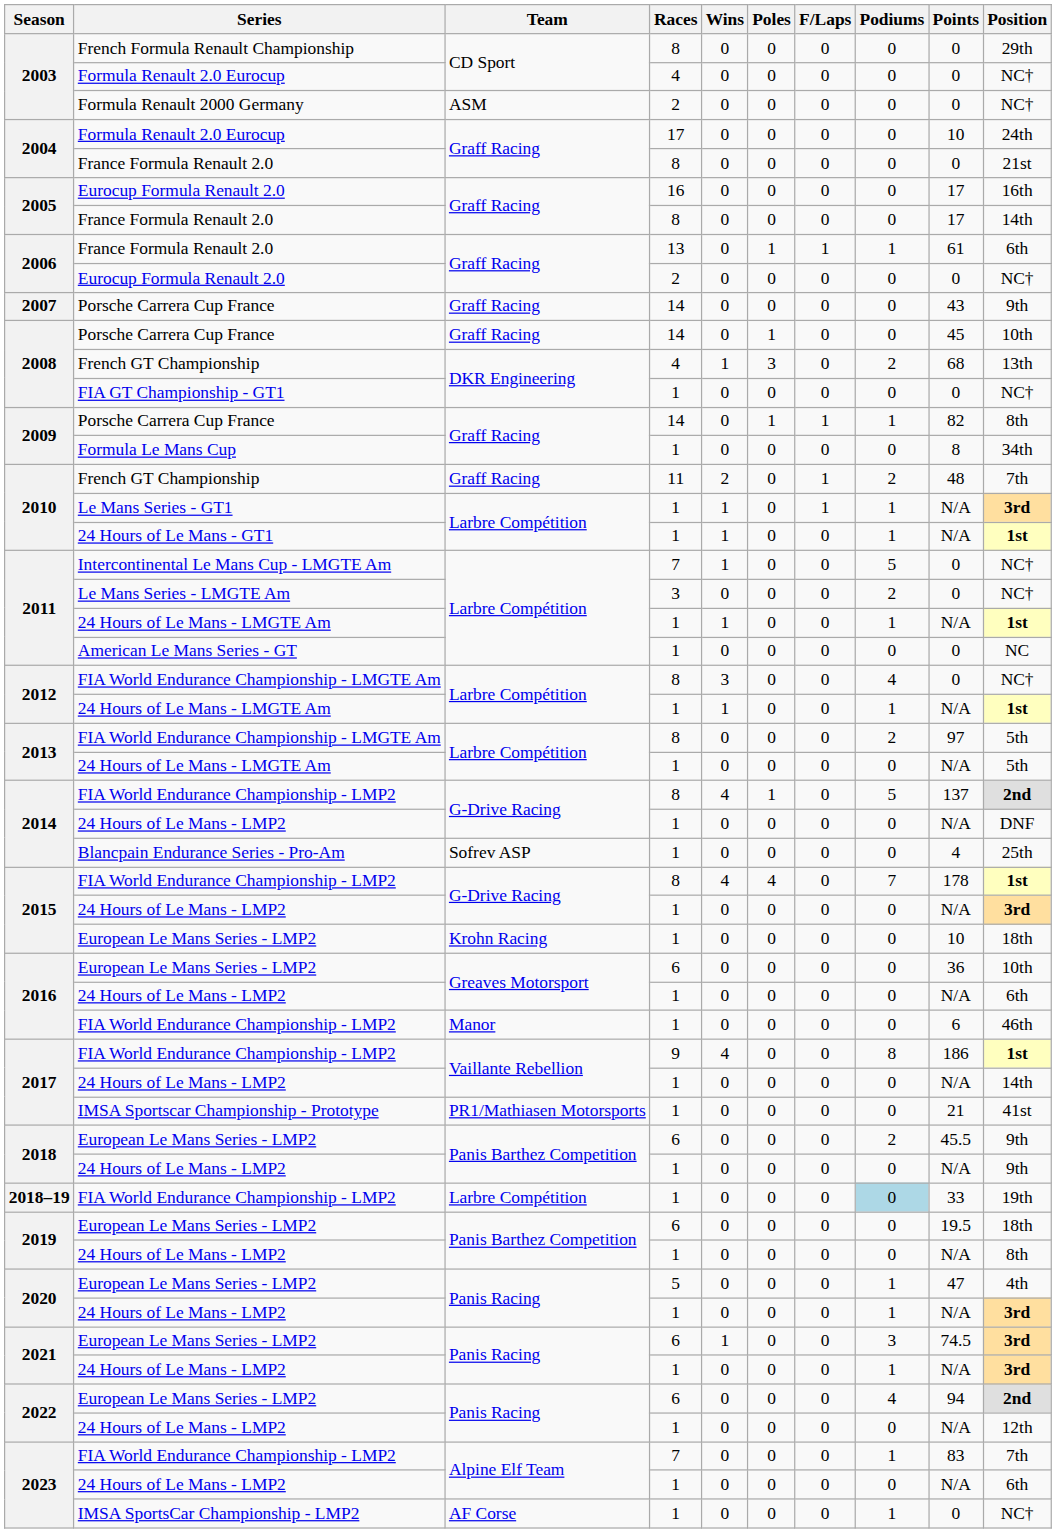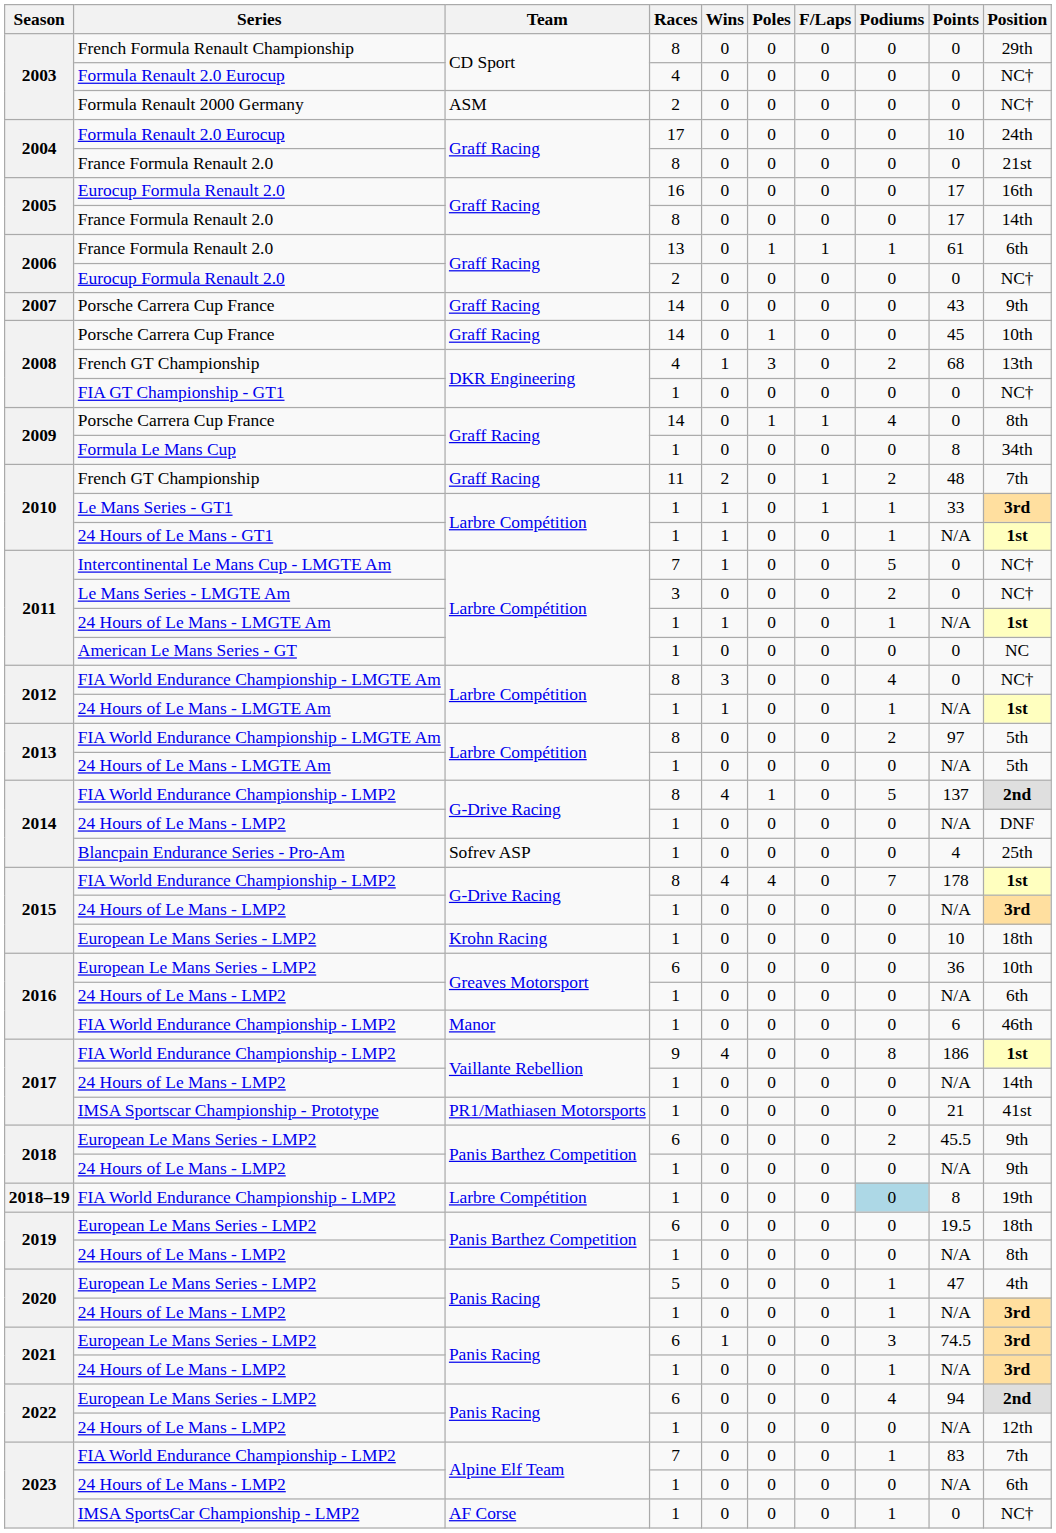(892, 421) 1 -> (892, 421) 4
(956, 421) 82 -> (956, 421) 0
(956, 507) N/A -> (956, 507) 33
(956, 1197) 33 -> (956, 1197) 8
